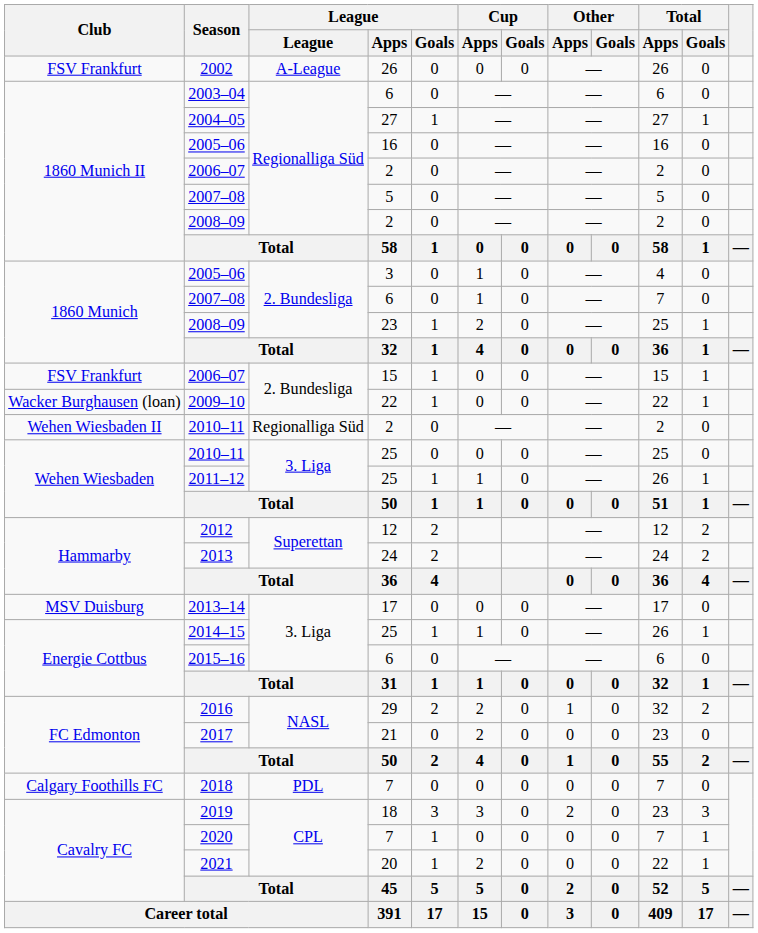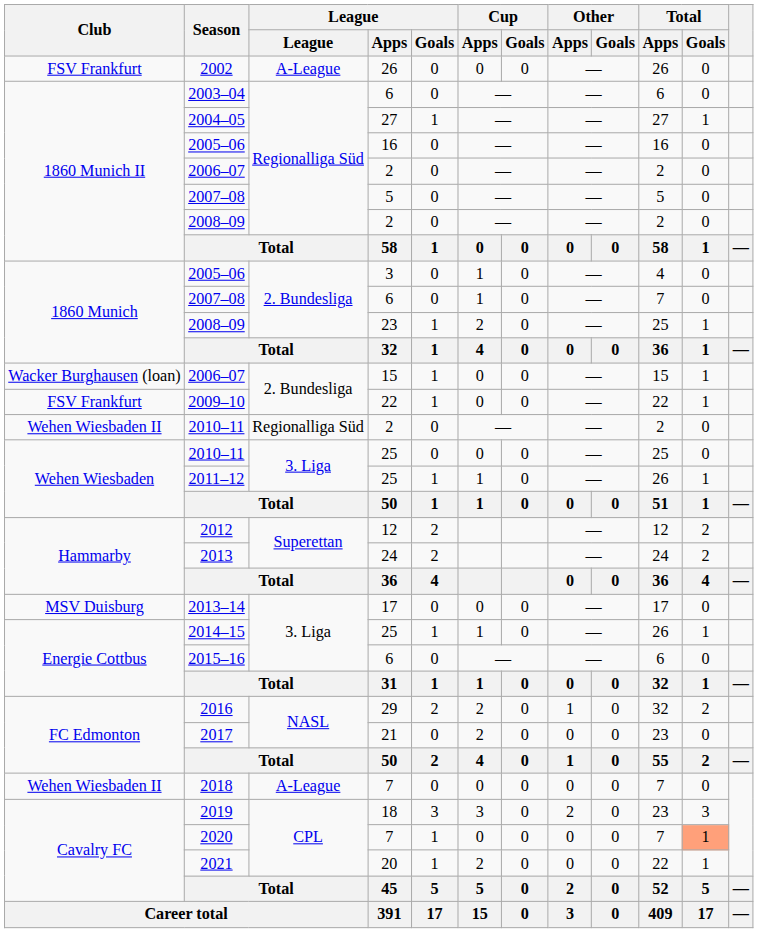(94, 376) FSV Frankfurt -> (94, 376) Wacker Burghausen (loan)
(94, 401) Wacker Burghausen (loan) -> (94, 401) FSV Frankfurt
(94, 786) Calgary Foothills FC -> (94, 786) Wehen Wiesbaden II
(308, 786) PDL -> (308, 786) A-League
(706, 837) no background -> (706, 837) lightsalmon background
